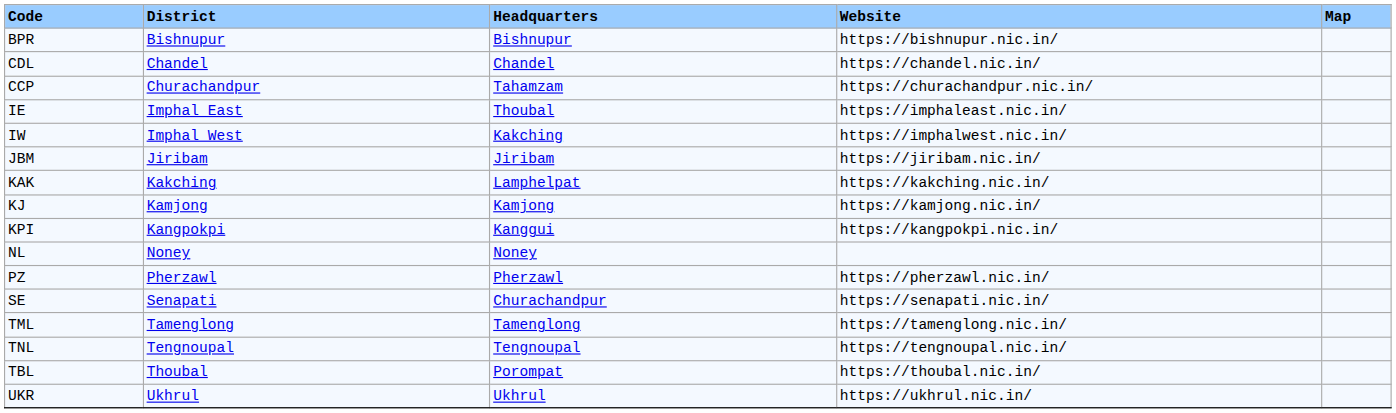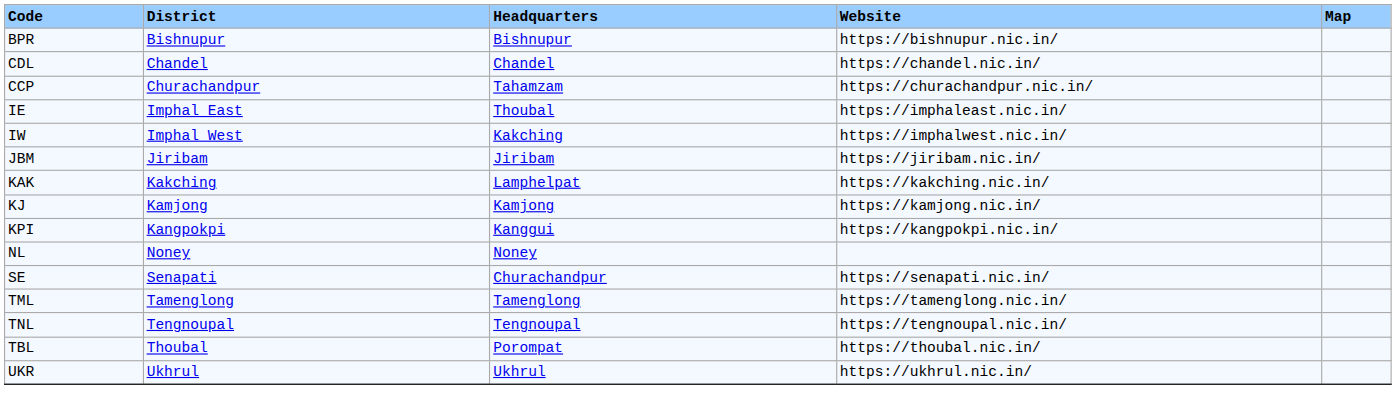- row: (17, 277)
